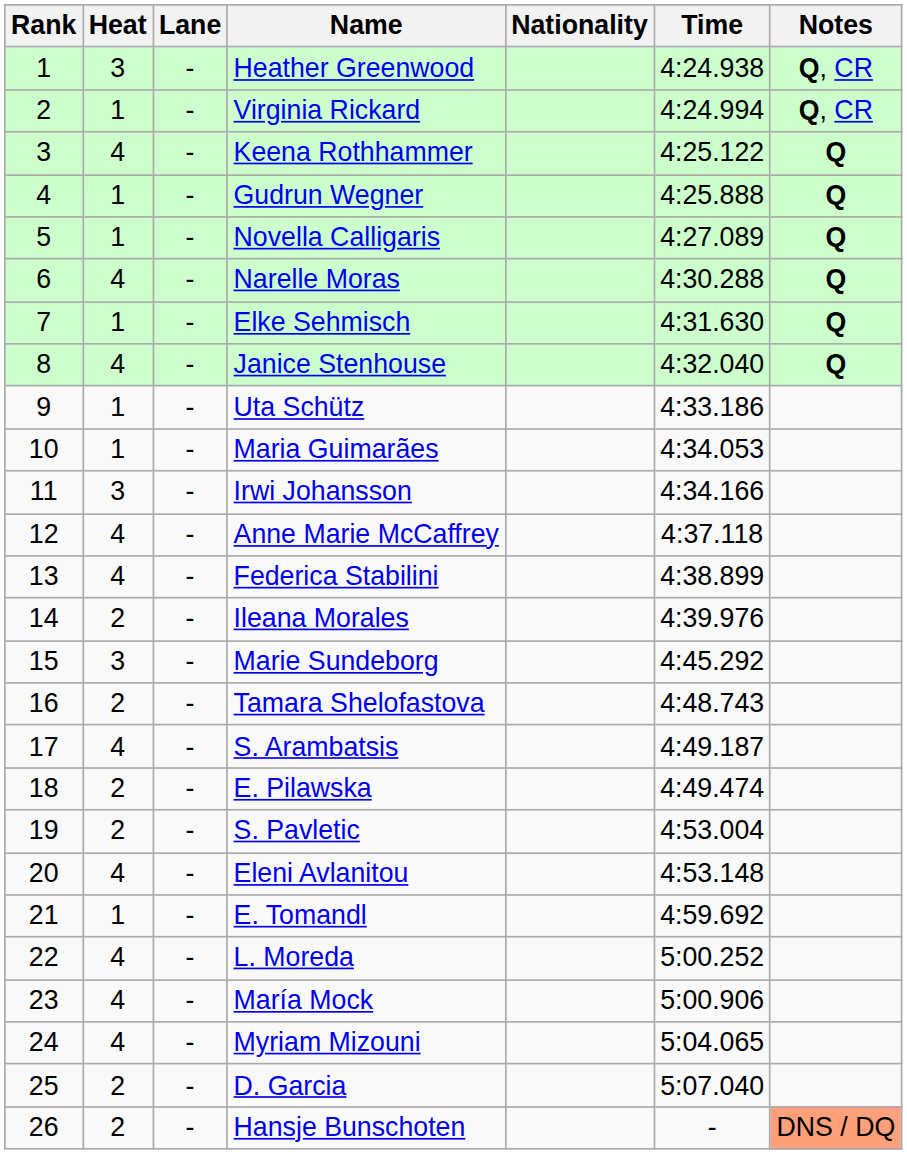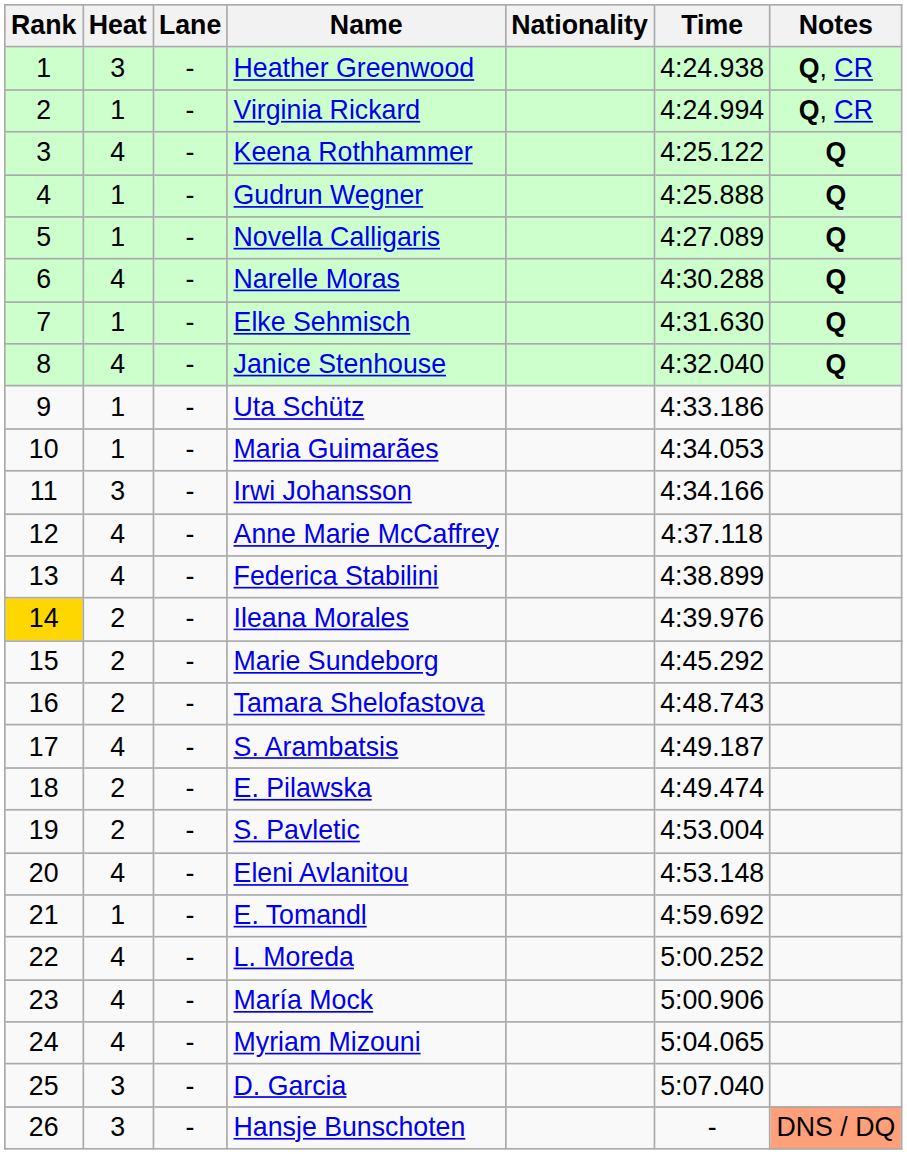(44, 618) no background -> (44, 618) gold background
(118, 661) 3 -> (118, 661) 2
(118, 1085) 2 -> (118, 1085) 3
(118, 1127) 2 -> (118, 1127) 3
